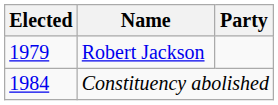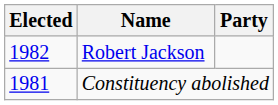(29, 52) 1979 -> (29, 52) 1982
(29, 83) 1984 -> (29, 83) 1981
